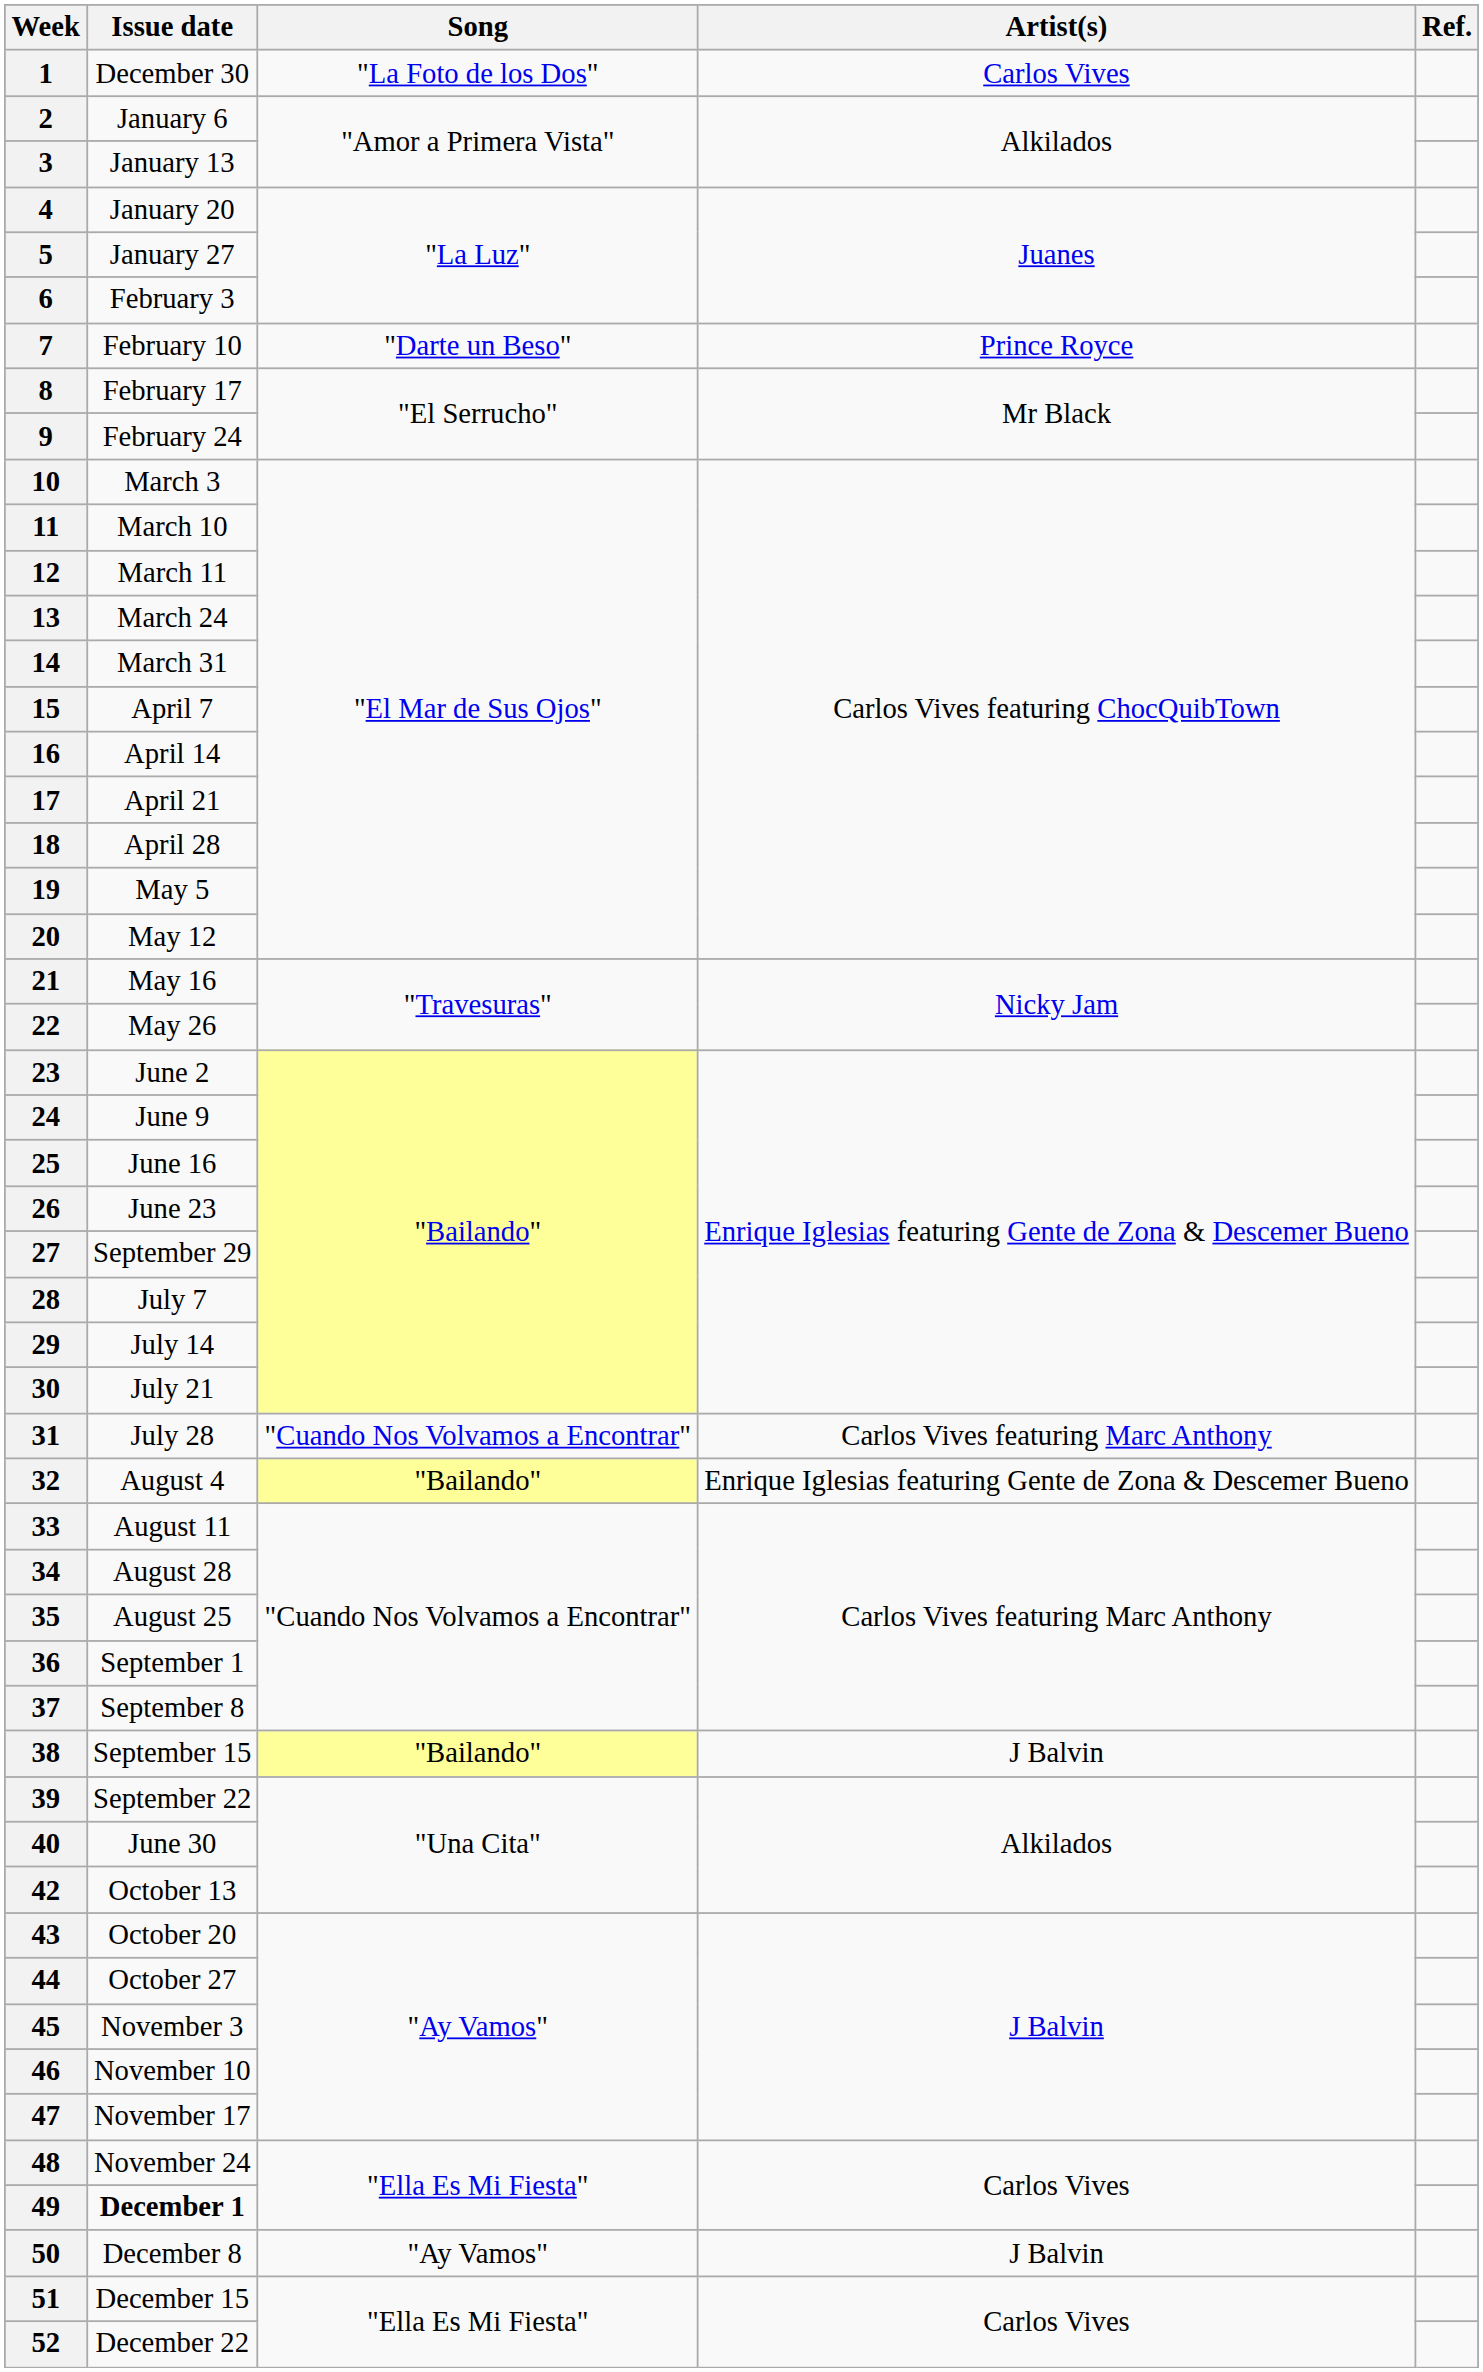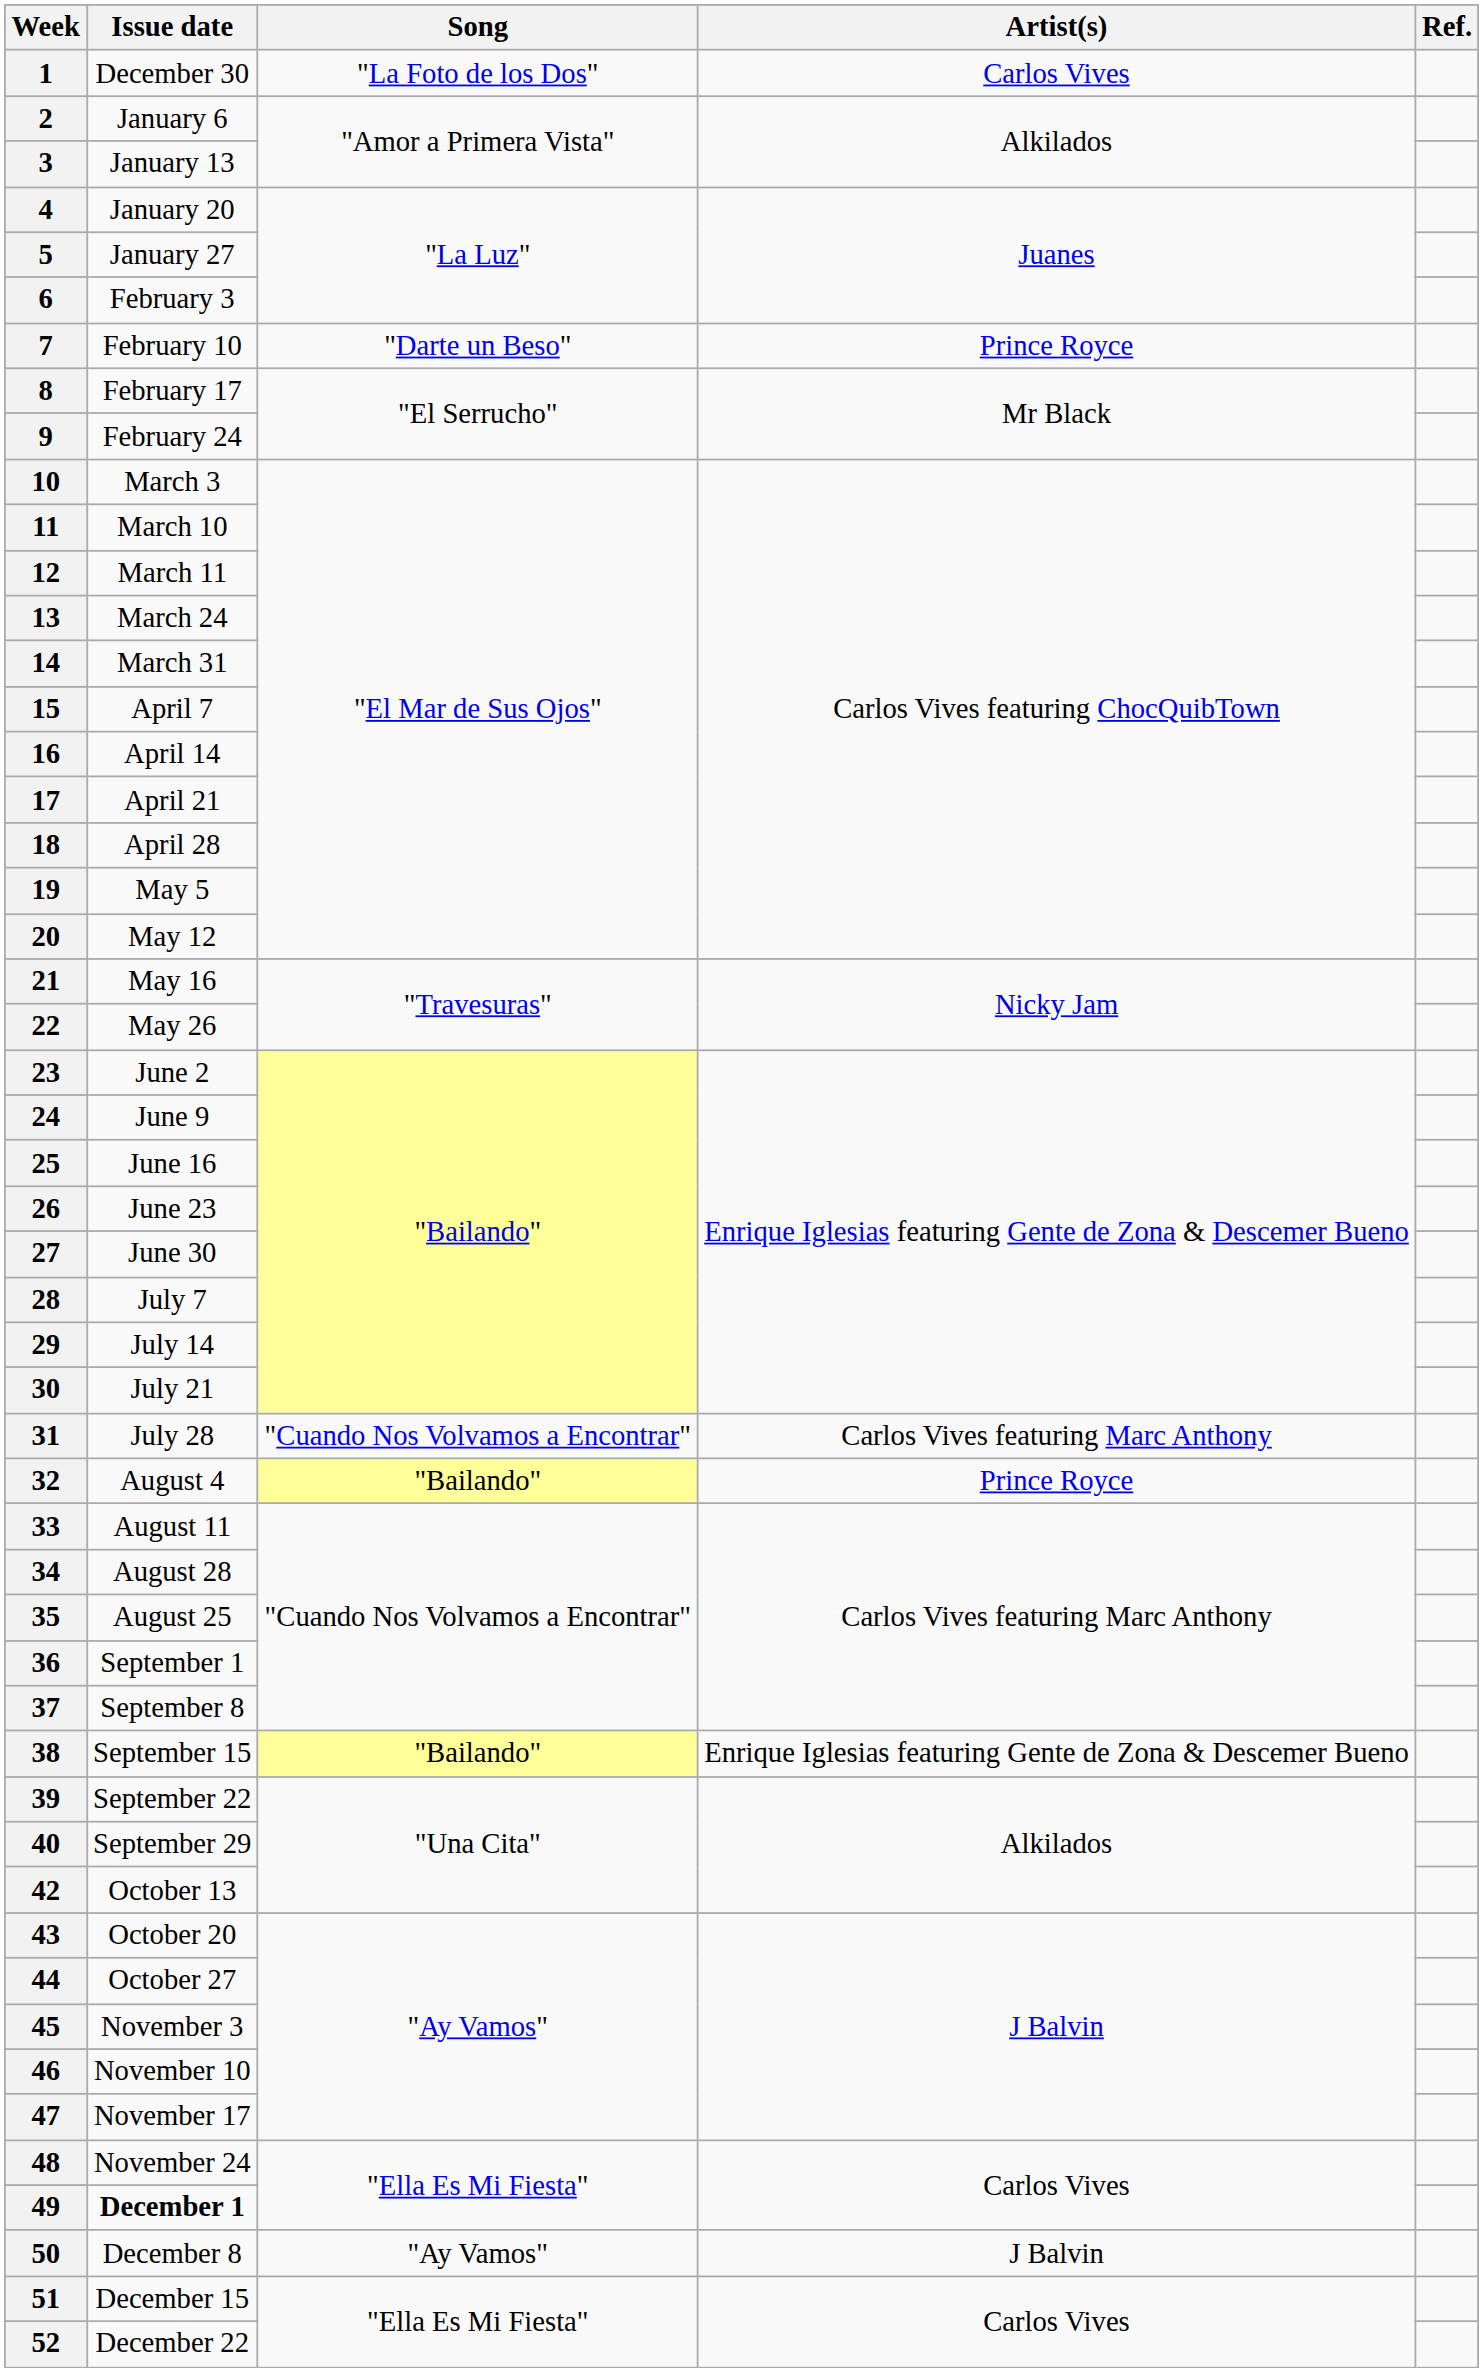(172, 1253) September 29 -> (172, 1253) June 30
(1057, 1480) Enrique Iglesias featuring Gente de Zona & Descemer Bueno -> (1057, 1480) Prince Royce
(1057, 1753) J Balvin -> (1057, 1753) Enrique Iglesias featuring Gente de Zona & Descemer Bueno
(172, 1844) June 30 -> (172, 1844) September 29
